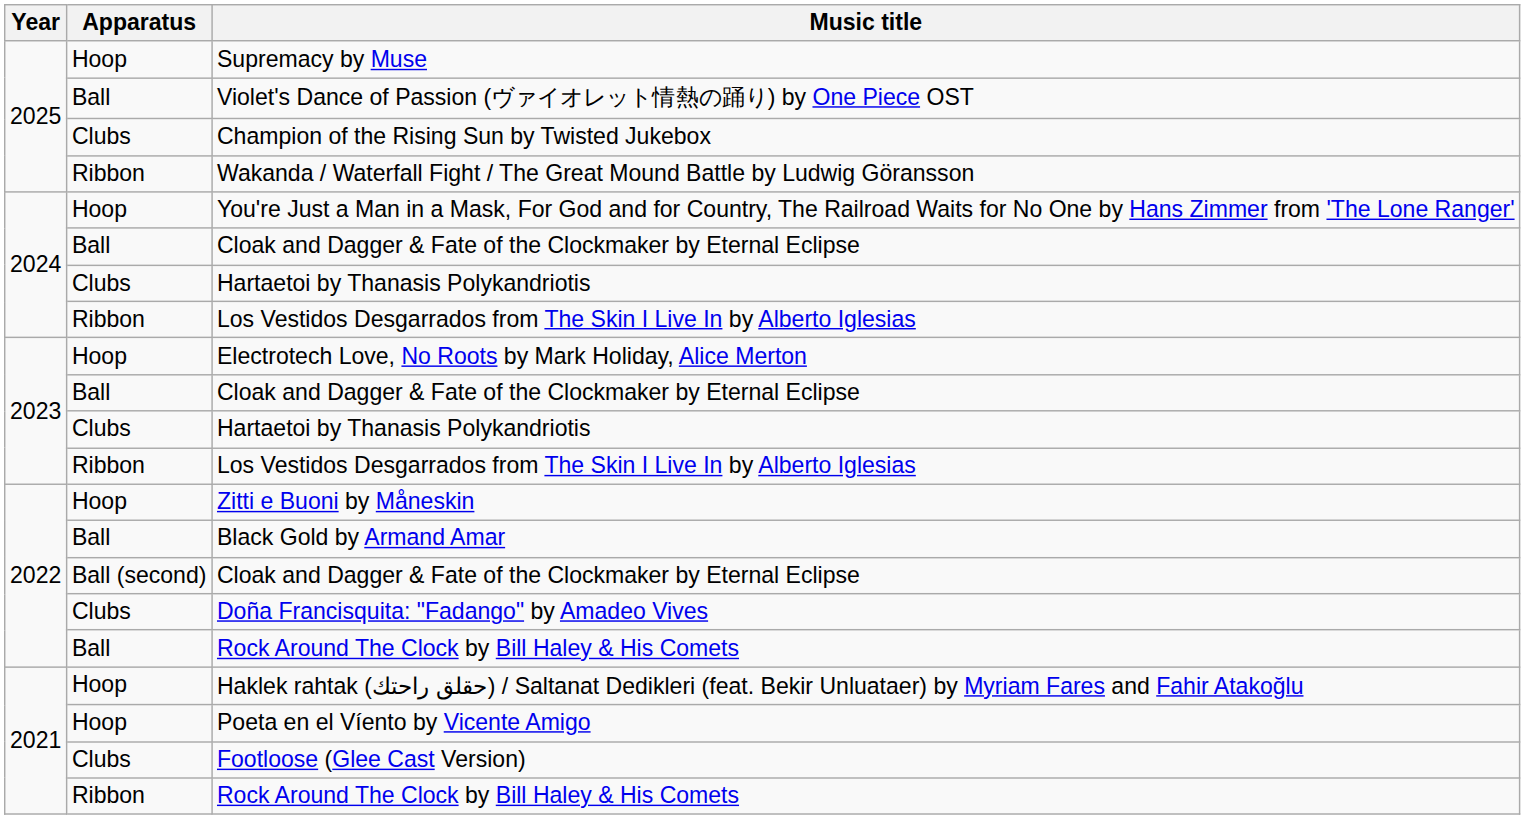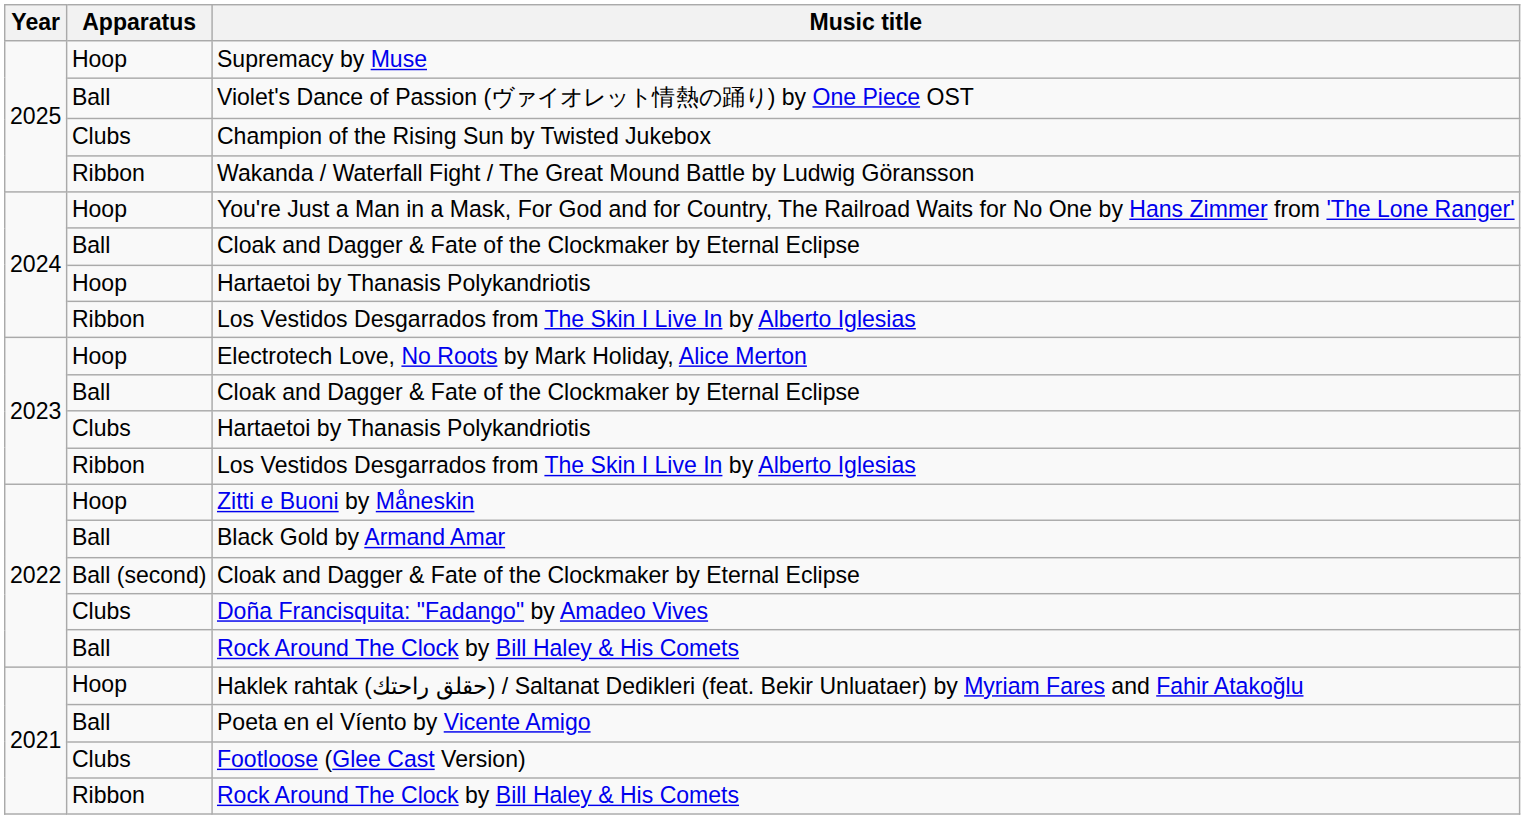(101, 282) Clubs -> (99, 282) Hoop
(99, 722) Hoop -> (91, 722) Ball
